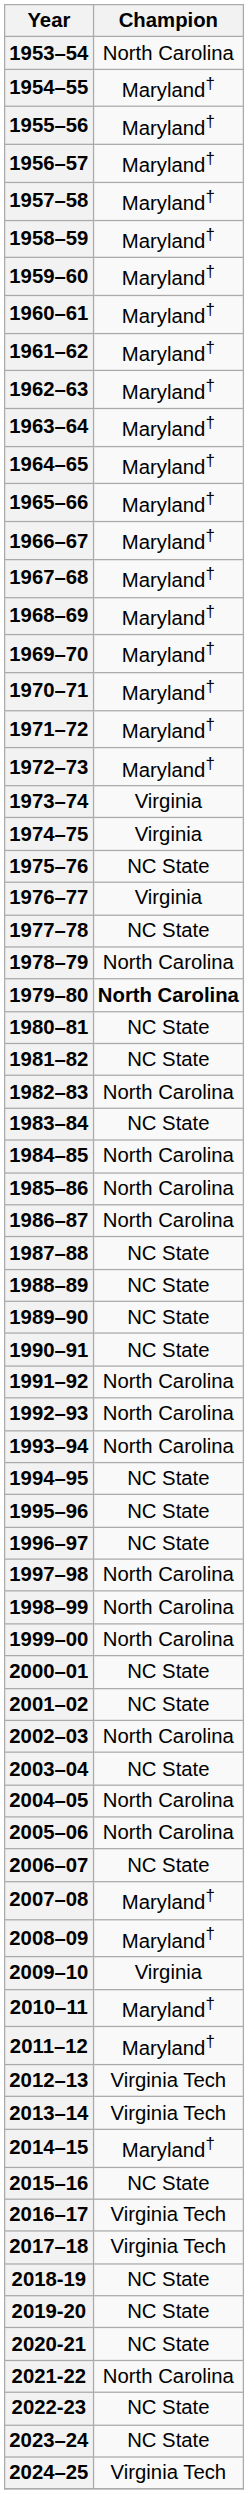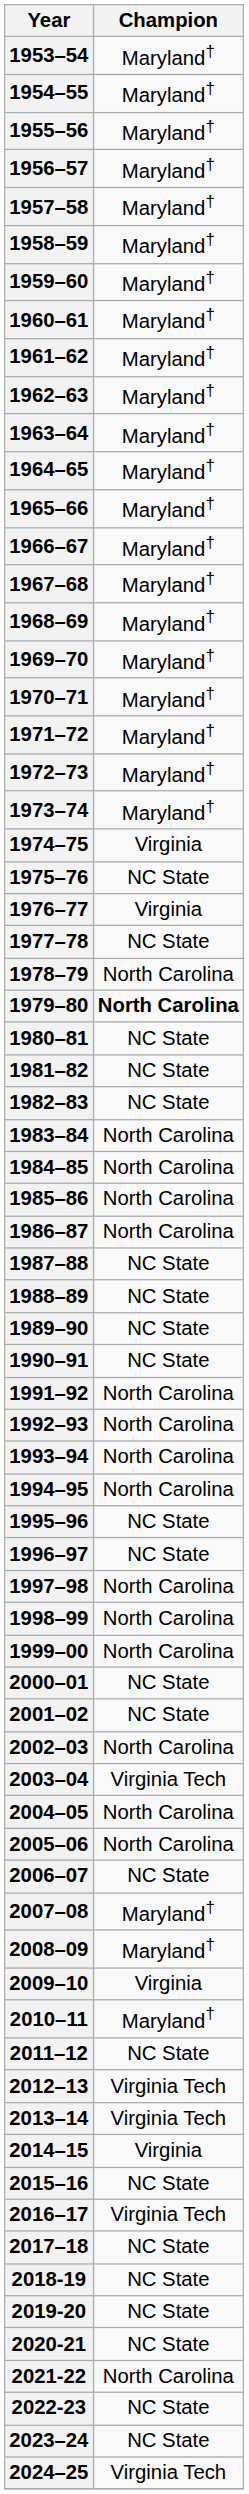(168, 52) North Carolina -> (168, 55) Maryland†
(168, 801) Virginia -> (168, 810) Maryland†
(168, 1091) North Carolina -> (168, 1102) NC State
(168, 1124) NC State -> (168, 1135) North Carolina
(168, 1478) NC State -> (168, 1489) North Carolina
(168, 1768) NC State -> (168, 1779) Virginia Tech
(168, 2045) Maryland† -> (168, 2053) NC State
(168, 2147) Maryland† -> (168, 2150) Virginia
(168, 2247) Virginia Tech -> (168, 2247) NC State
